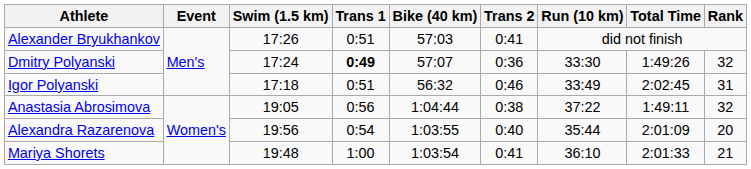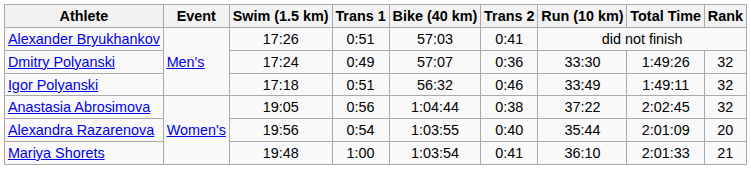(361, 62) bold -> (361, 62) normal
(666, 85) 2:02:45 -> (666, 85) 1:49:11
(725, 85) 31 -> (725, 85) 32
(666, 107) 1:49:11 -> (666, 107) 2:02:45
